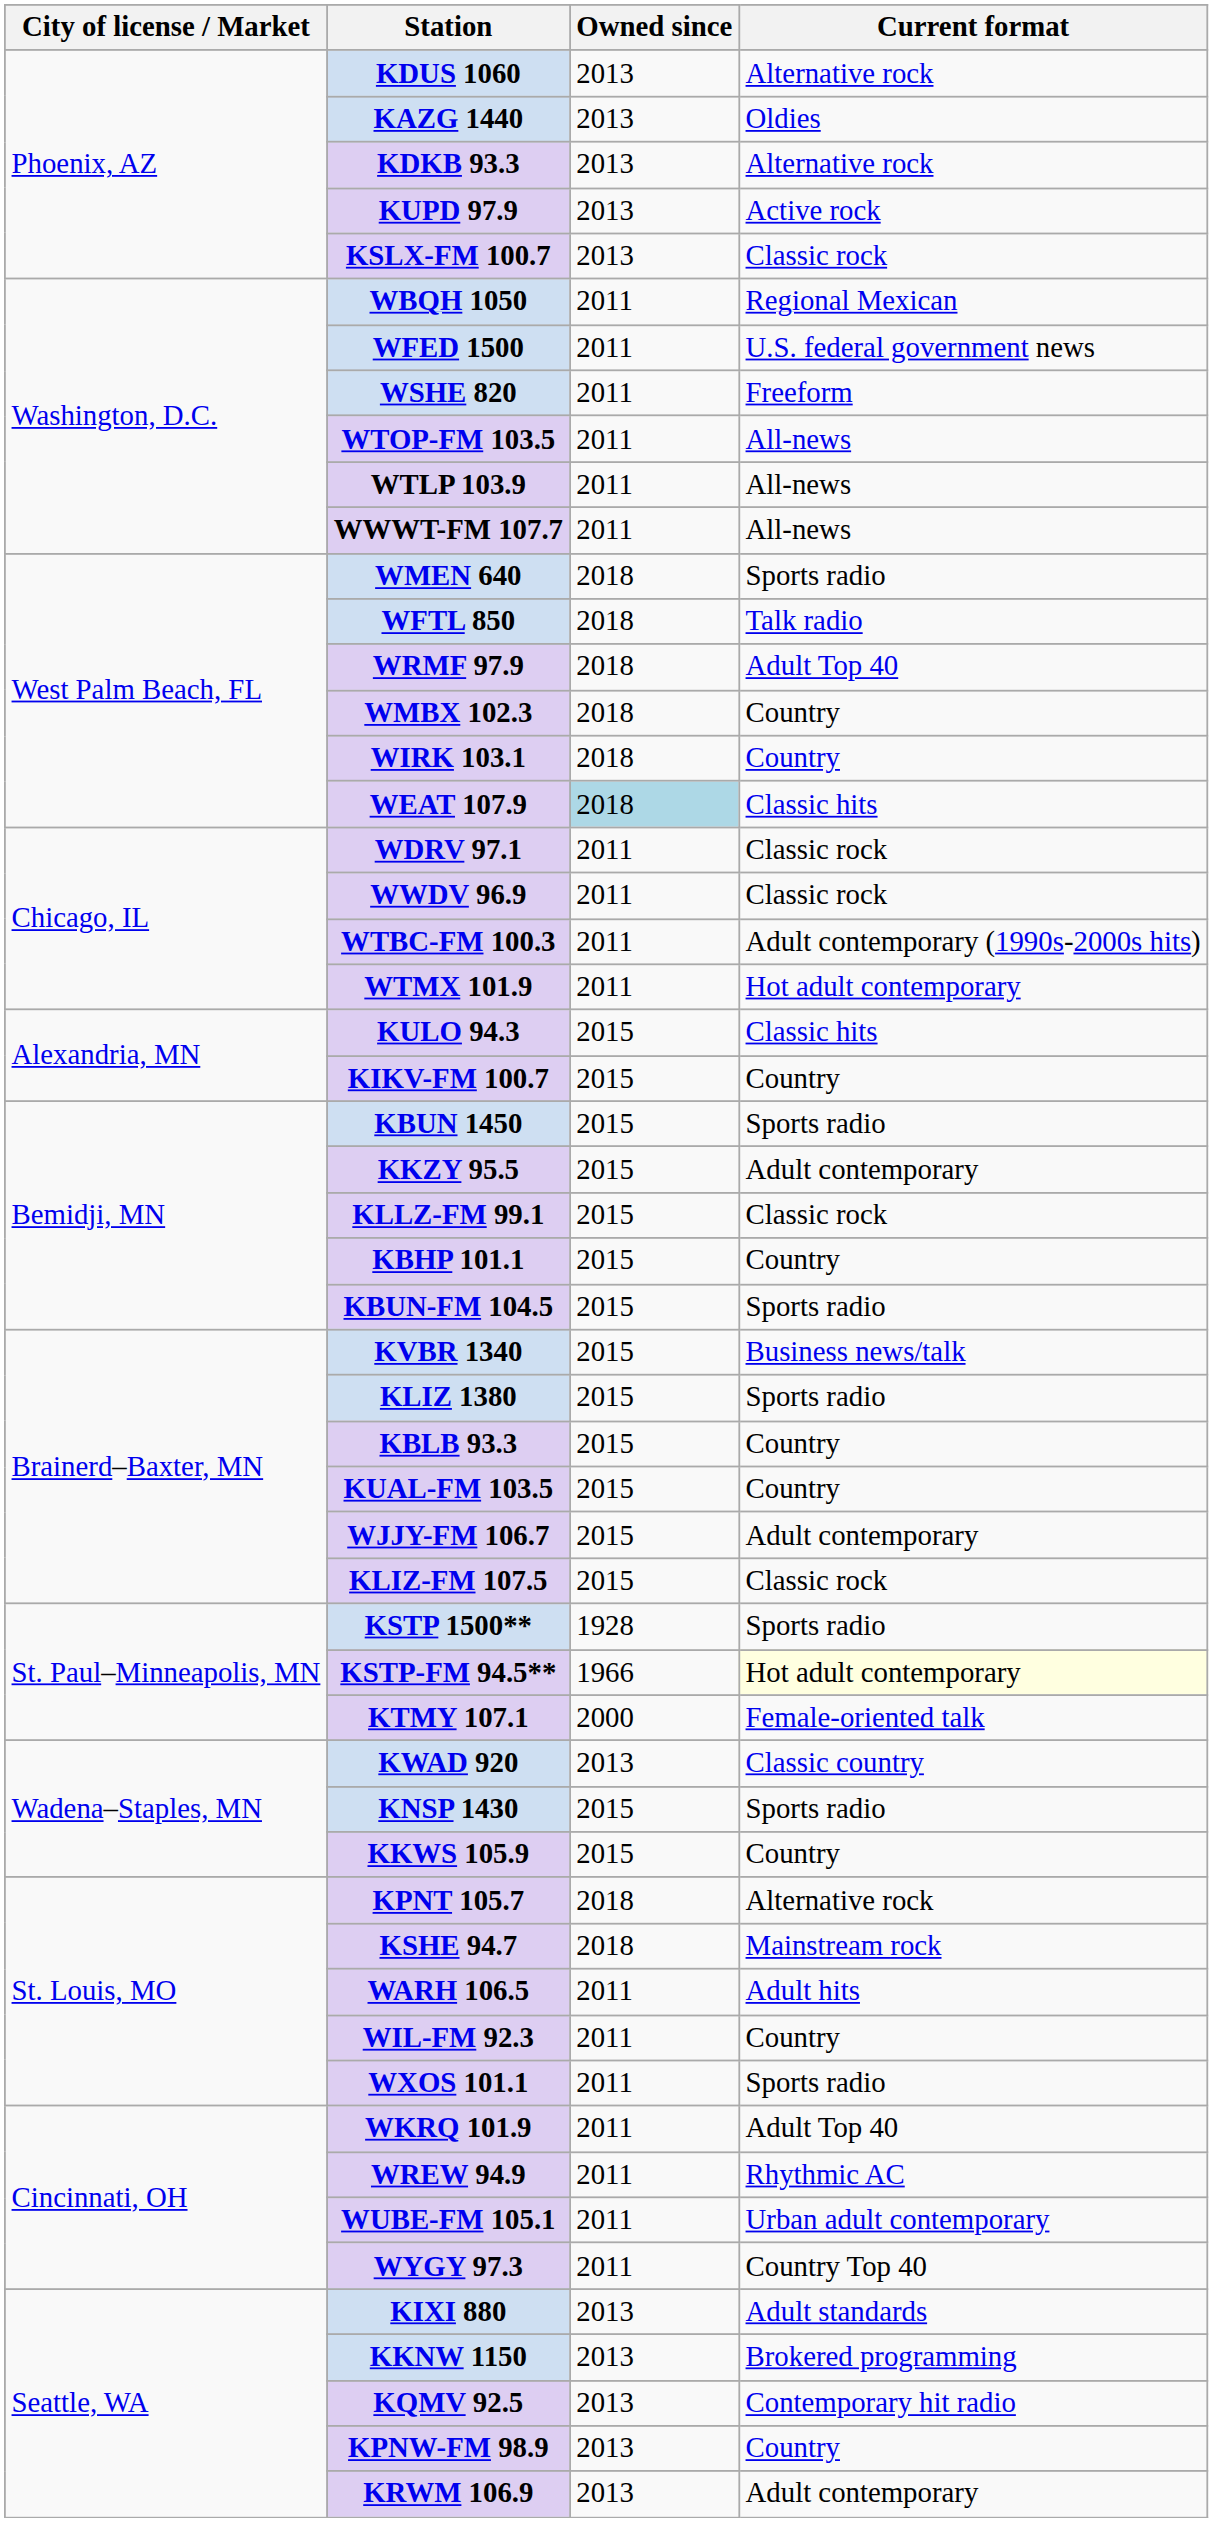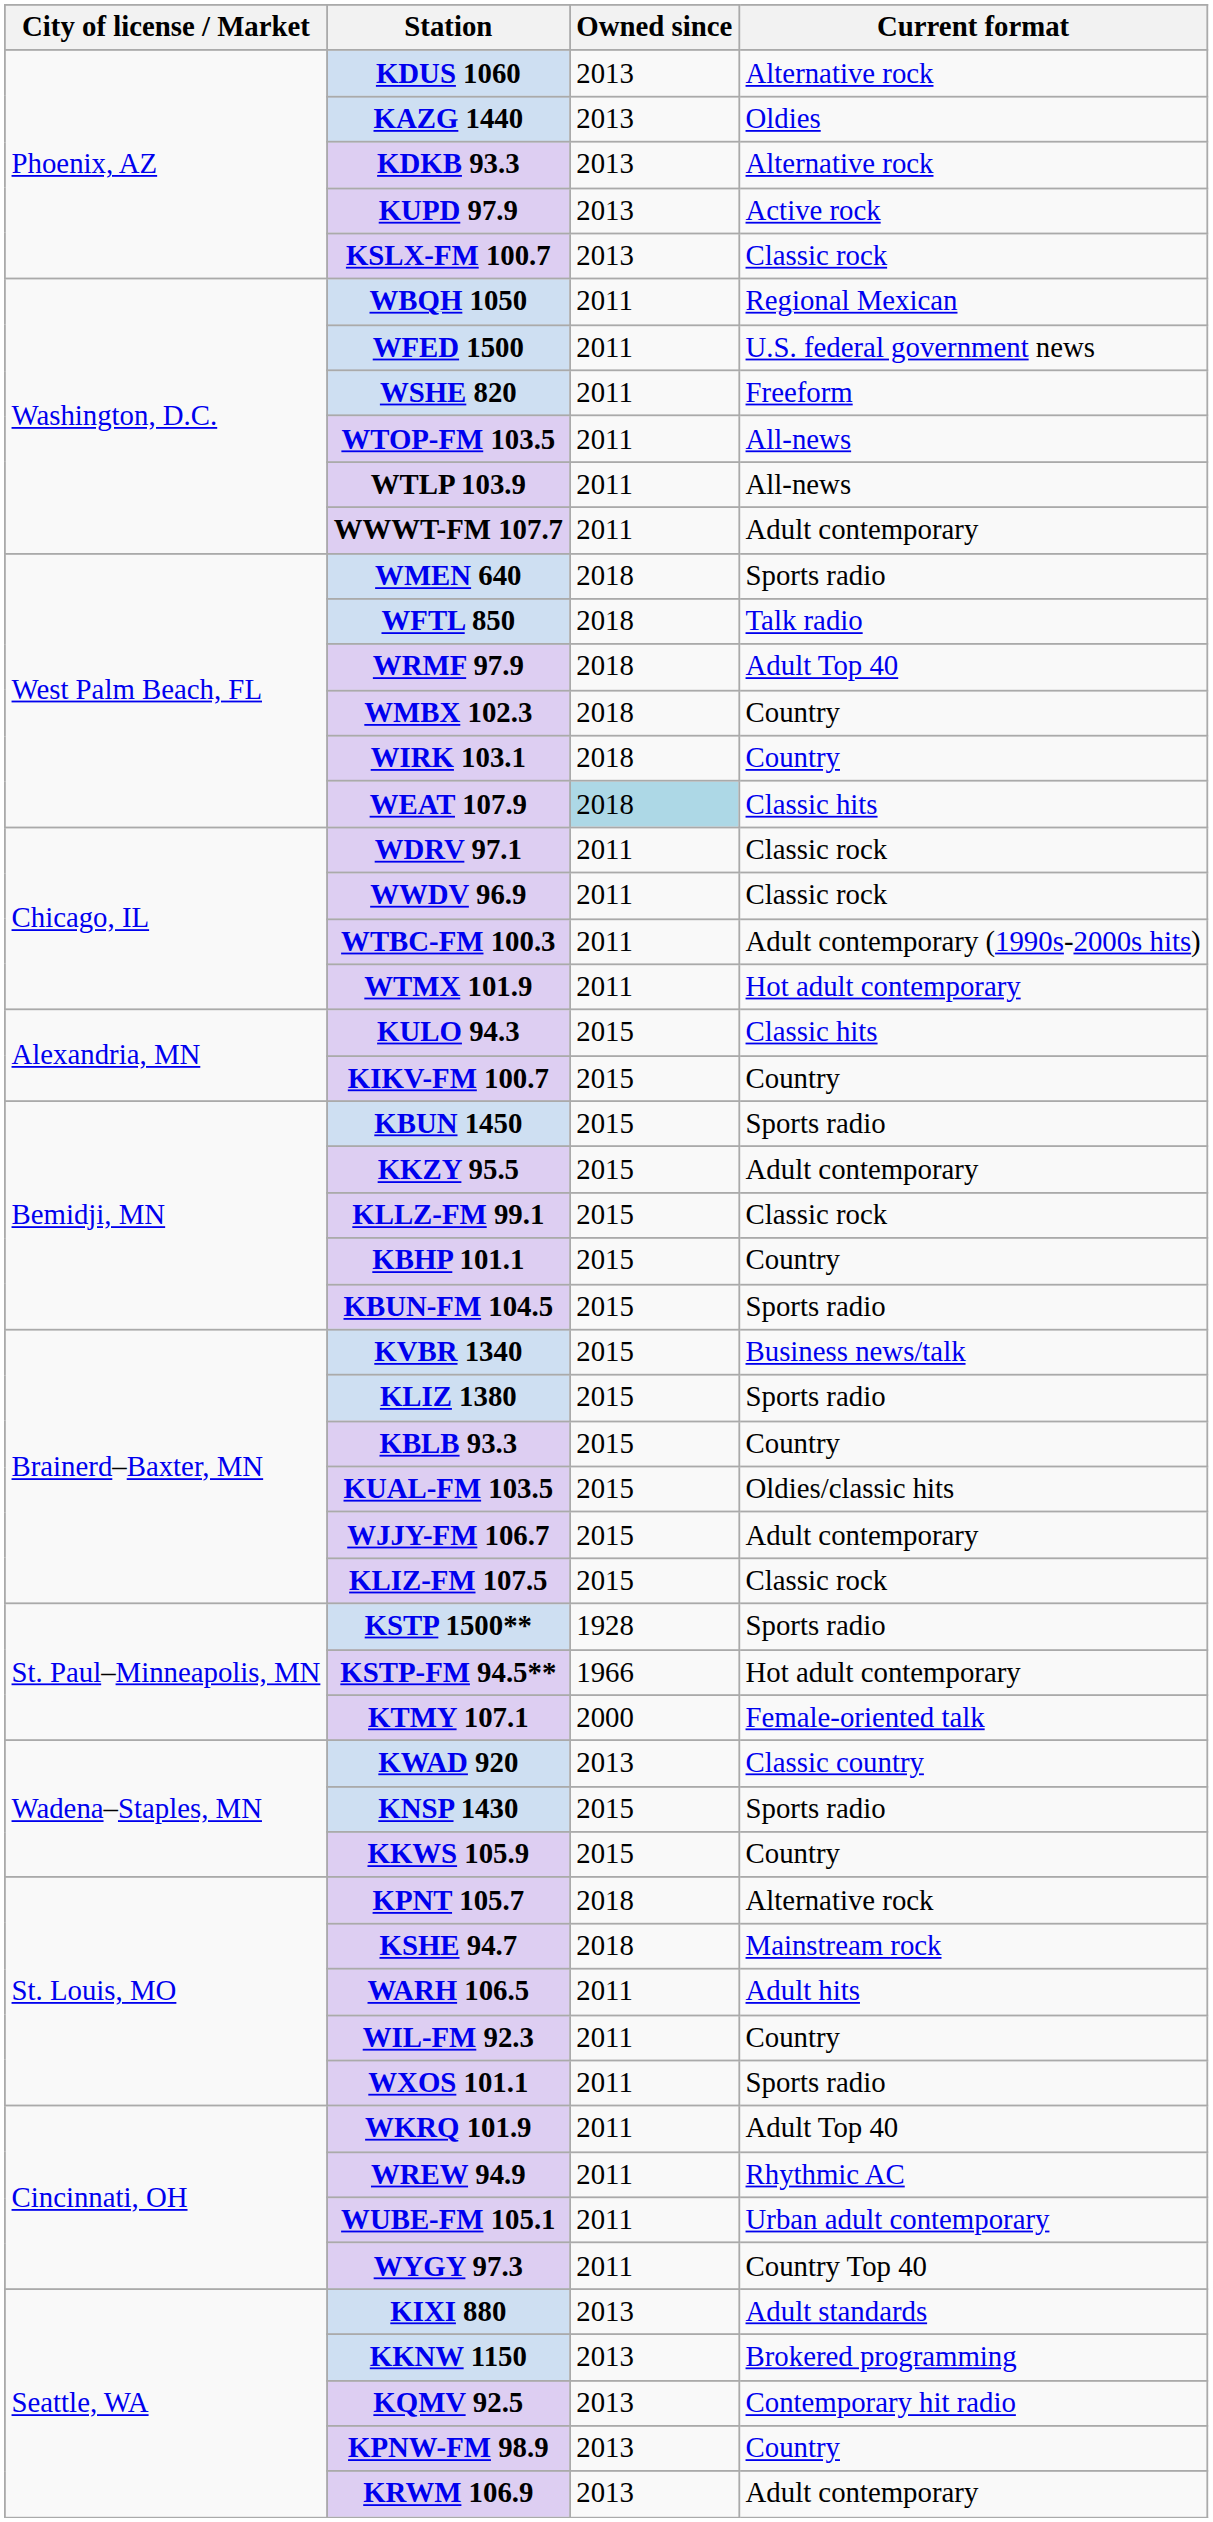(798, 529) All-news -> (862, 529) Adult contemporary
(793, 1488) Country -> (850, 1488) Oldies/classic hits
(883, 1671) lightyellow background -> (883, 1671) no background
